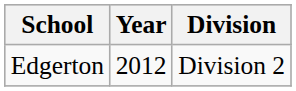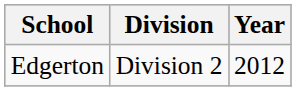columns swapped: (141, 24) <-> (232, 24)
